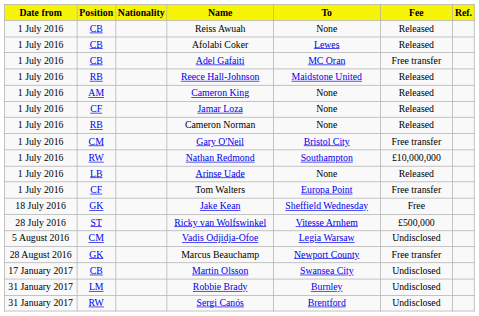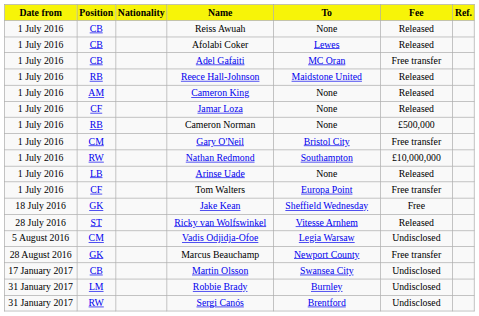(416, 126) Released -> (416, 126) £500,000
(416, 222) £500,000 -> (416, 222) Released
